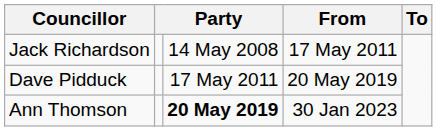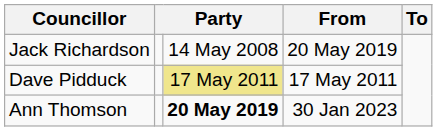(343, 49) 17 May 2011 -> (342, 49) 20 May 2019
(224, 79) no background -> (224, 79) khaki background
(342, 79) 20 May 2019 -> (343, 79) 17 May 2011
